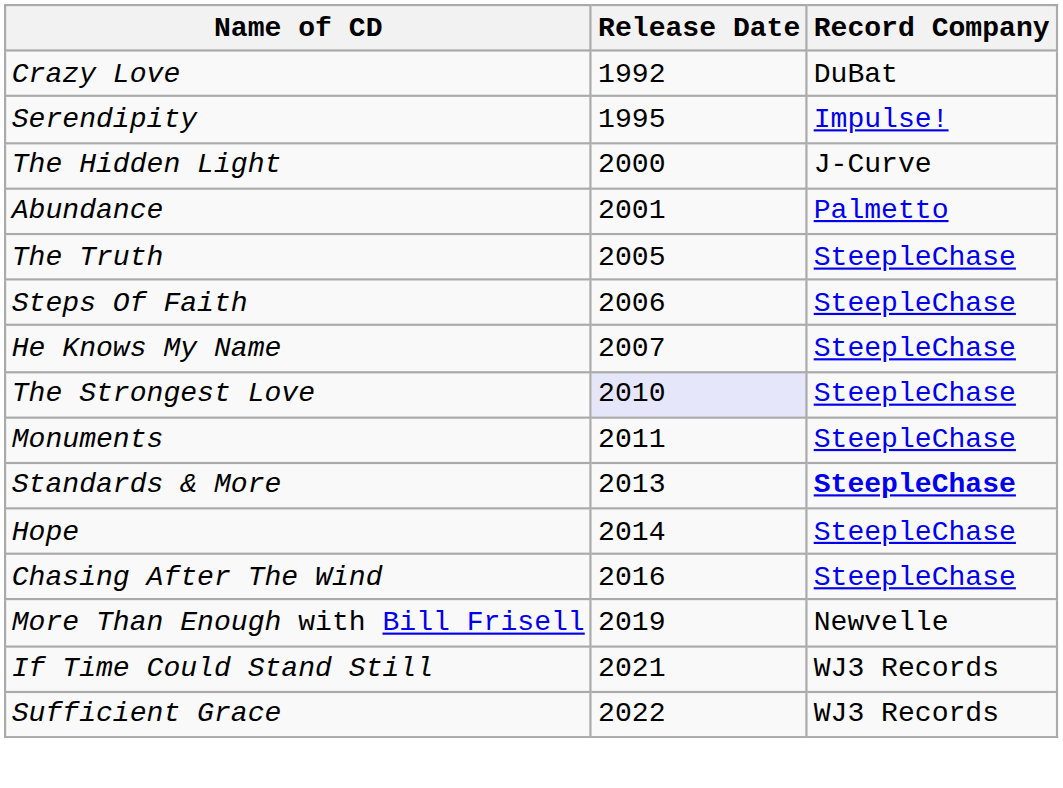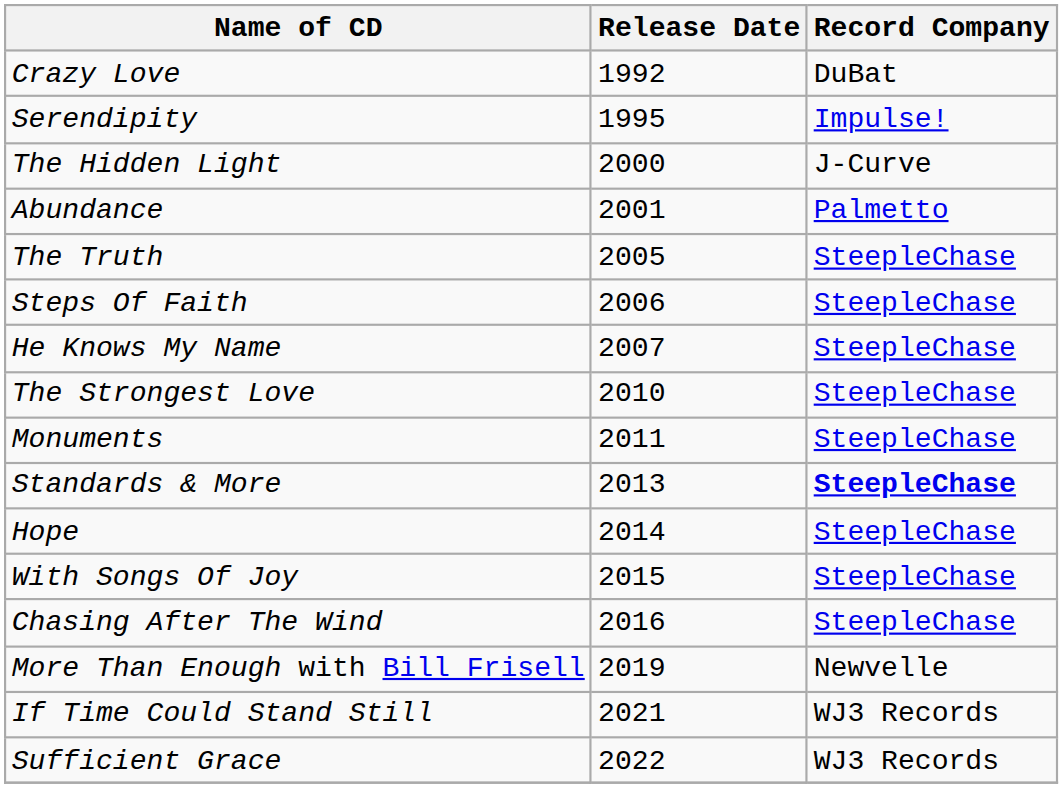(632, 394) lavender background -> (632, 394) no background
+ row: (155, 577)
